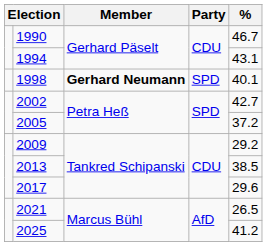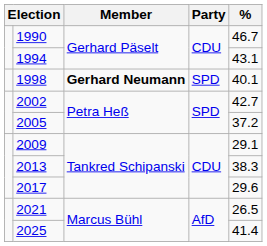(245, 144) 29.2 -> (245, 144) 29.1
(245, 166) 38.5 -> (245, 166) 38.3
(245, 230) 41.2 -> (245, 230) 41.4
